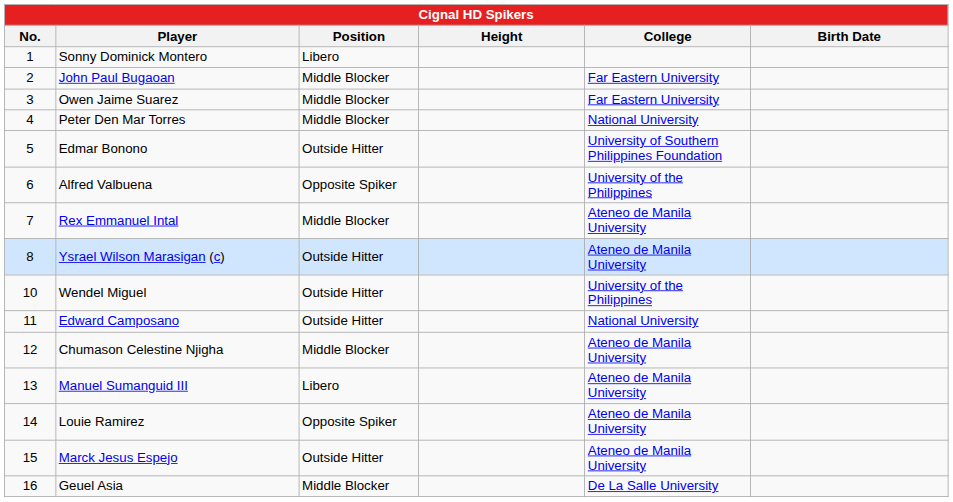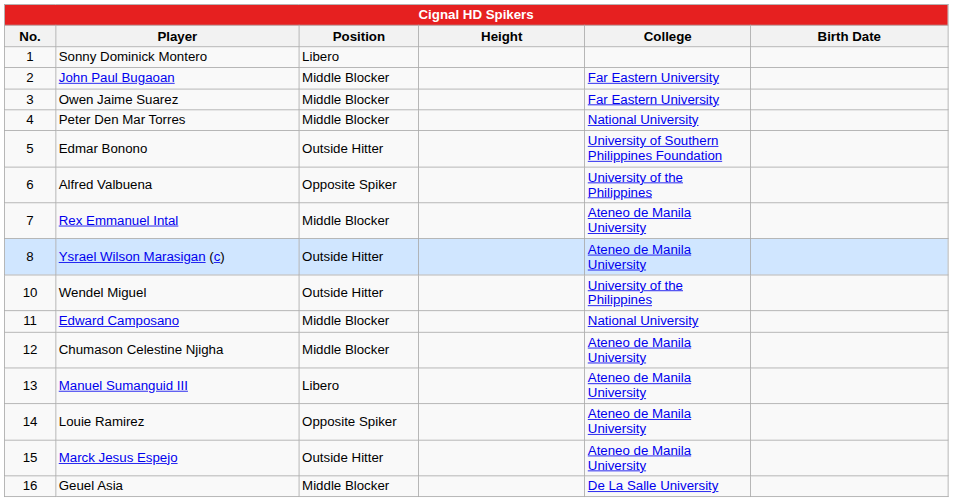(343, 321) Outside Hitter -> (346, 321) Middle Blocker
